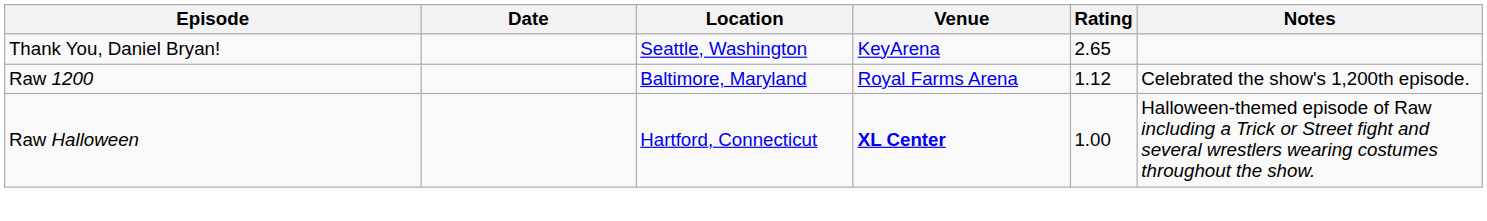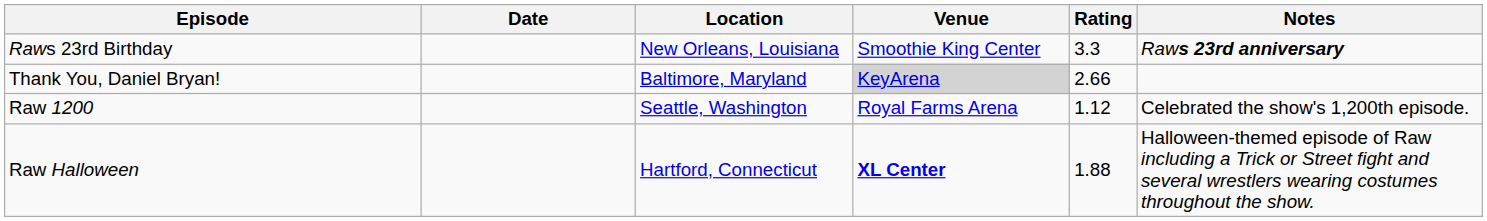+ row: (91, 49)
(724, 49) Seattle, Washington -> (723, 78) Baltimore, Maryland
(899, 49) no background -> (899, 78) lightgrey background
(1093, 49) 2.65 -> (1092, 78) 2.66
(724, 78) Baltimore, Maryland -> (724, 108) Seattle, Washington
(1093, 140) 1.00 -> (1092, 169) 1.88
